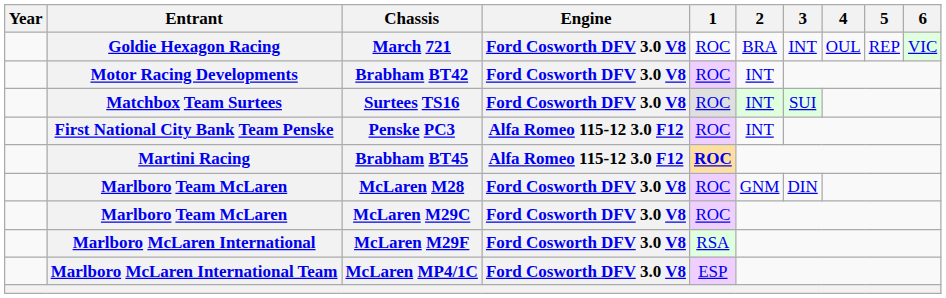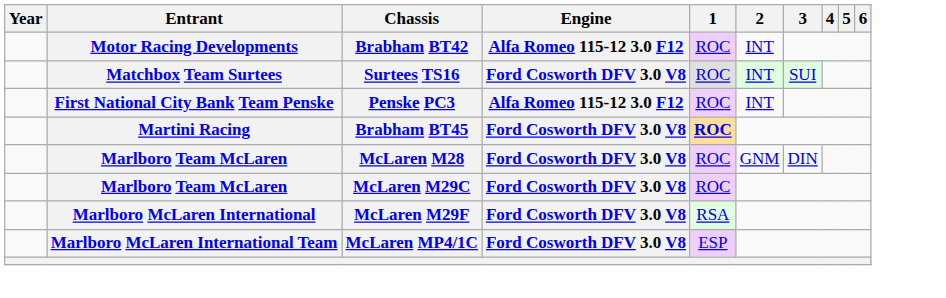- row: (412, 46)
(586, 74) Ford Cosworth DFV 3.0 V8 -> (586, 46) Alfa Romeo 115-12 3.0 F12
(586, 158) Alfa Romeo 115-12 3.0 F12 -> (586, 130) Ford Cosworth DFV 3.0 V8
